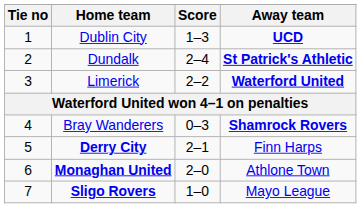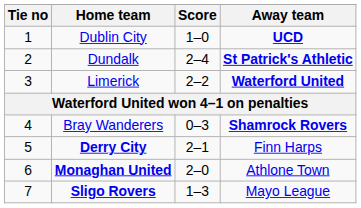(197, 37) 1–3 -> (197, 37) 1–0
(197, 192) 1–0 -> (197, 192) 1–3
